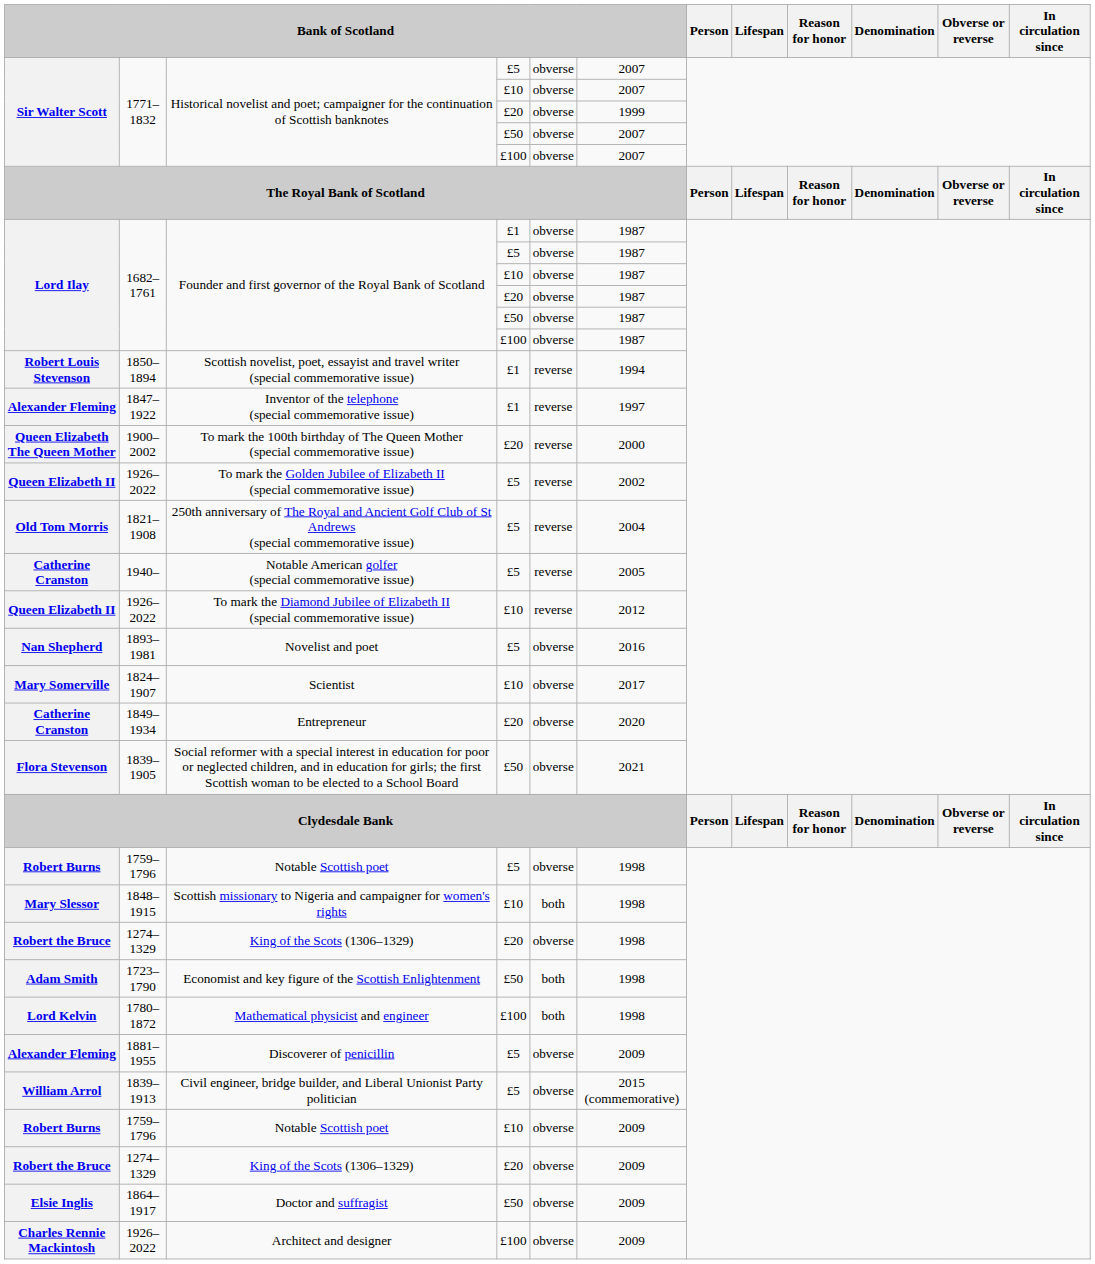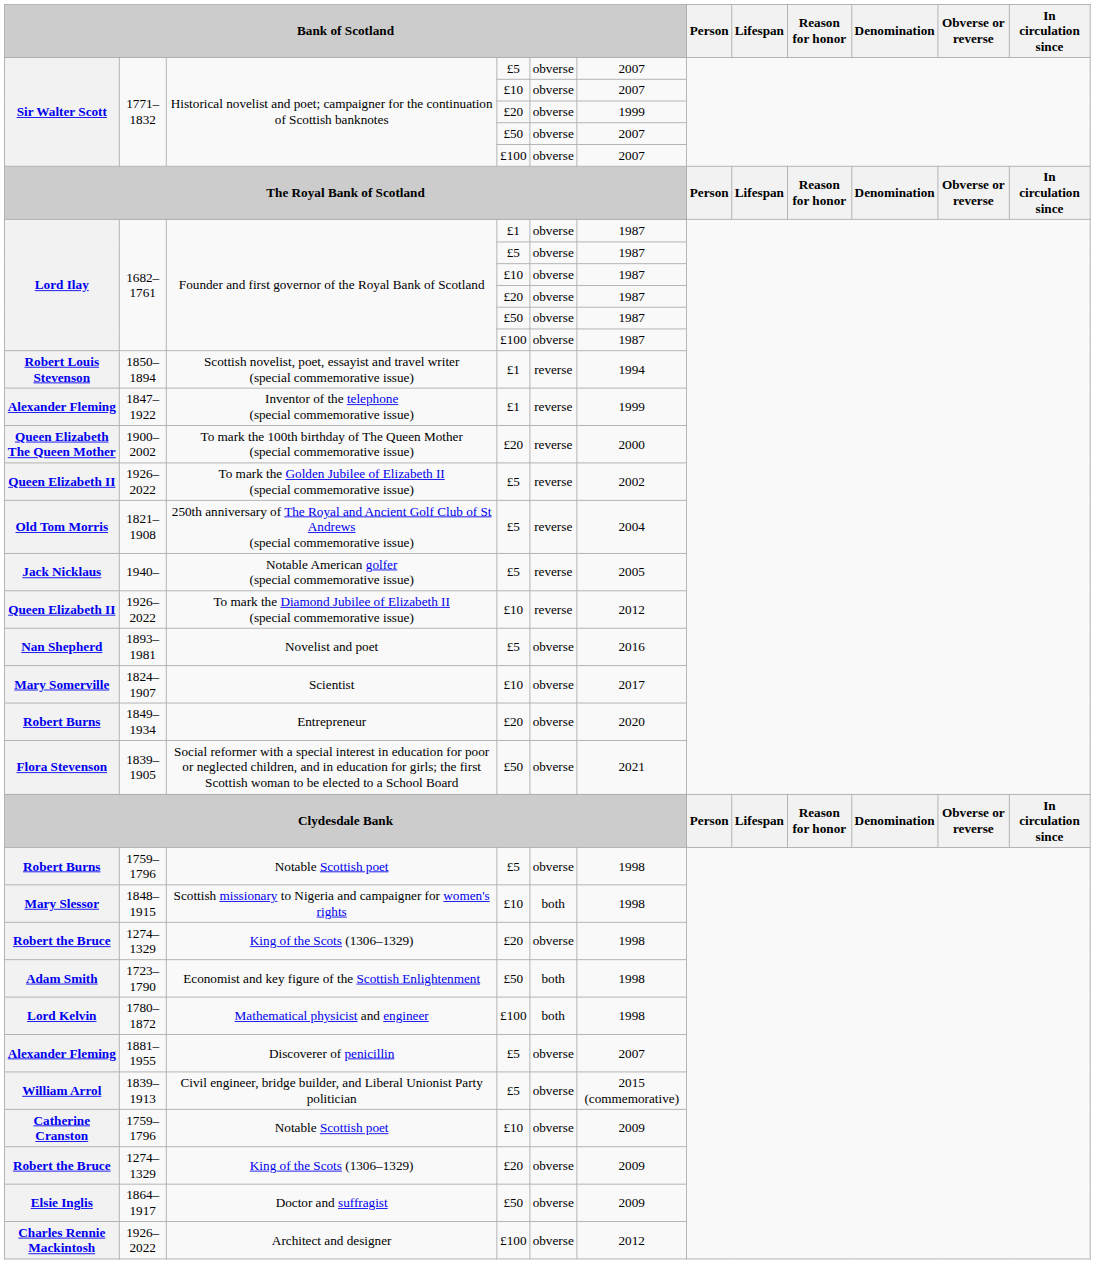(632, 406) 1997 -> (632, 406) 1999
(62, 572) Catherine Cranston -> (62, 572) Jack Nicklaus
(62, 722) Catherine Cranston -> (62, 722) Robert Burns
(632, 1053) 2009 -> (632, 1053) 2007
(62, 1128) Robert Burns -> (62, 1128) Catherine Cranston
(632, 1240) 2009 -> (632, 1240) 2012
